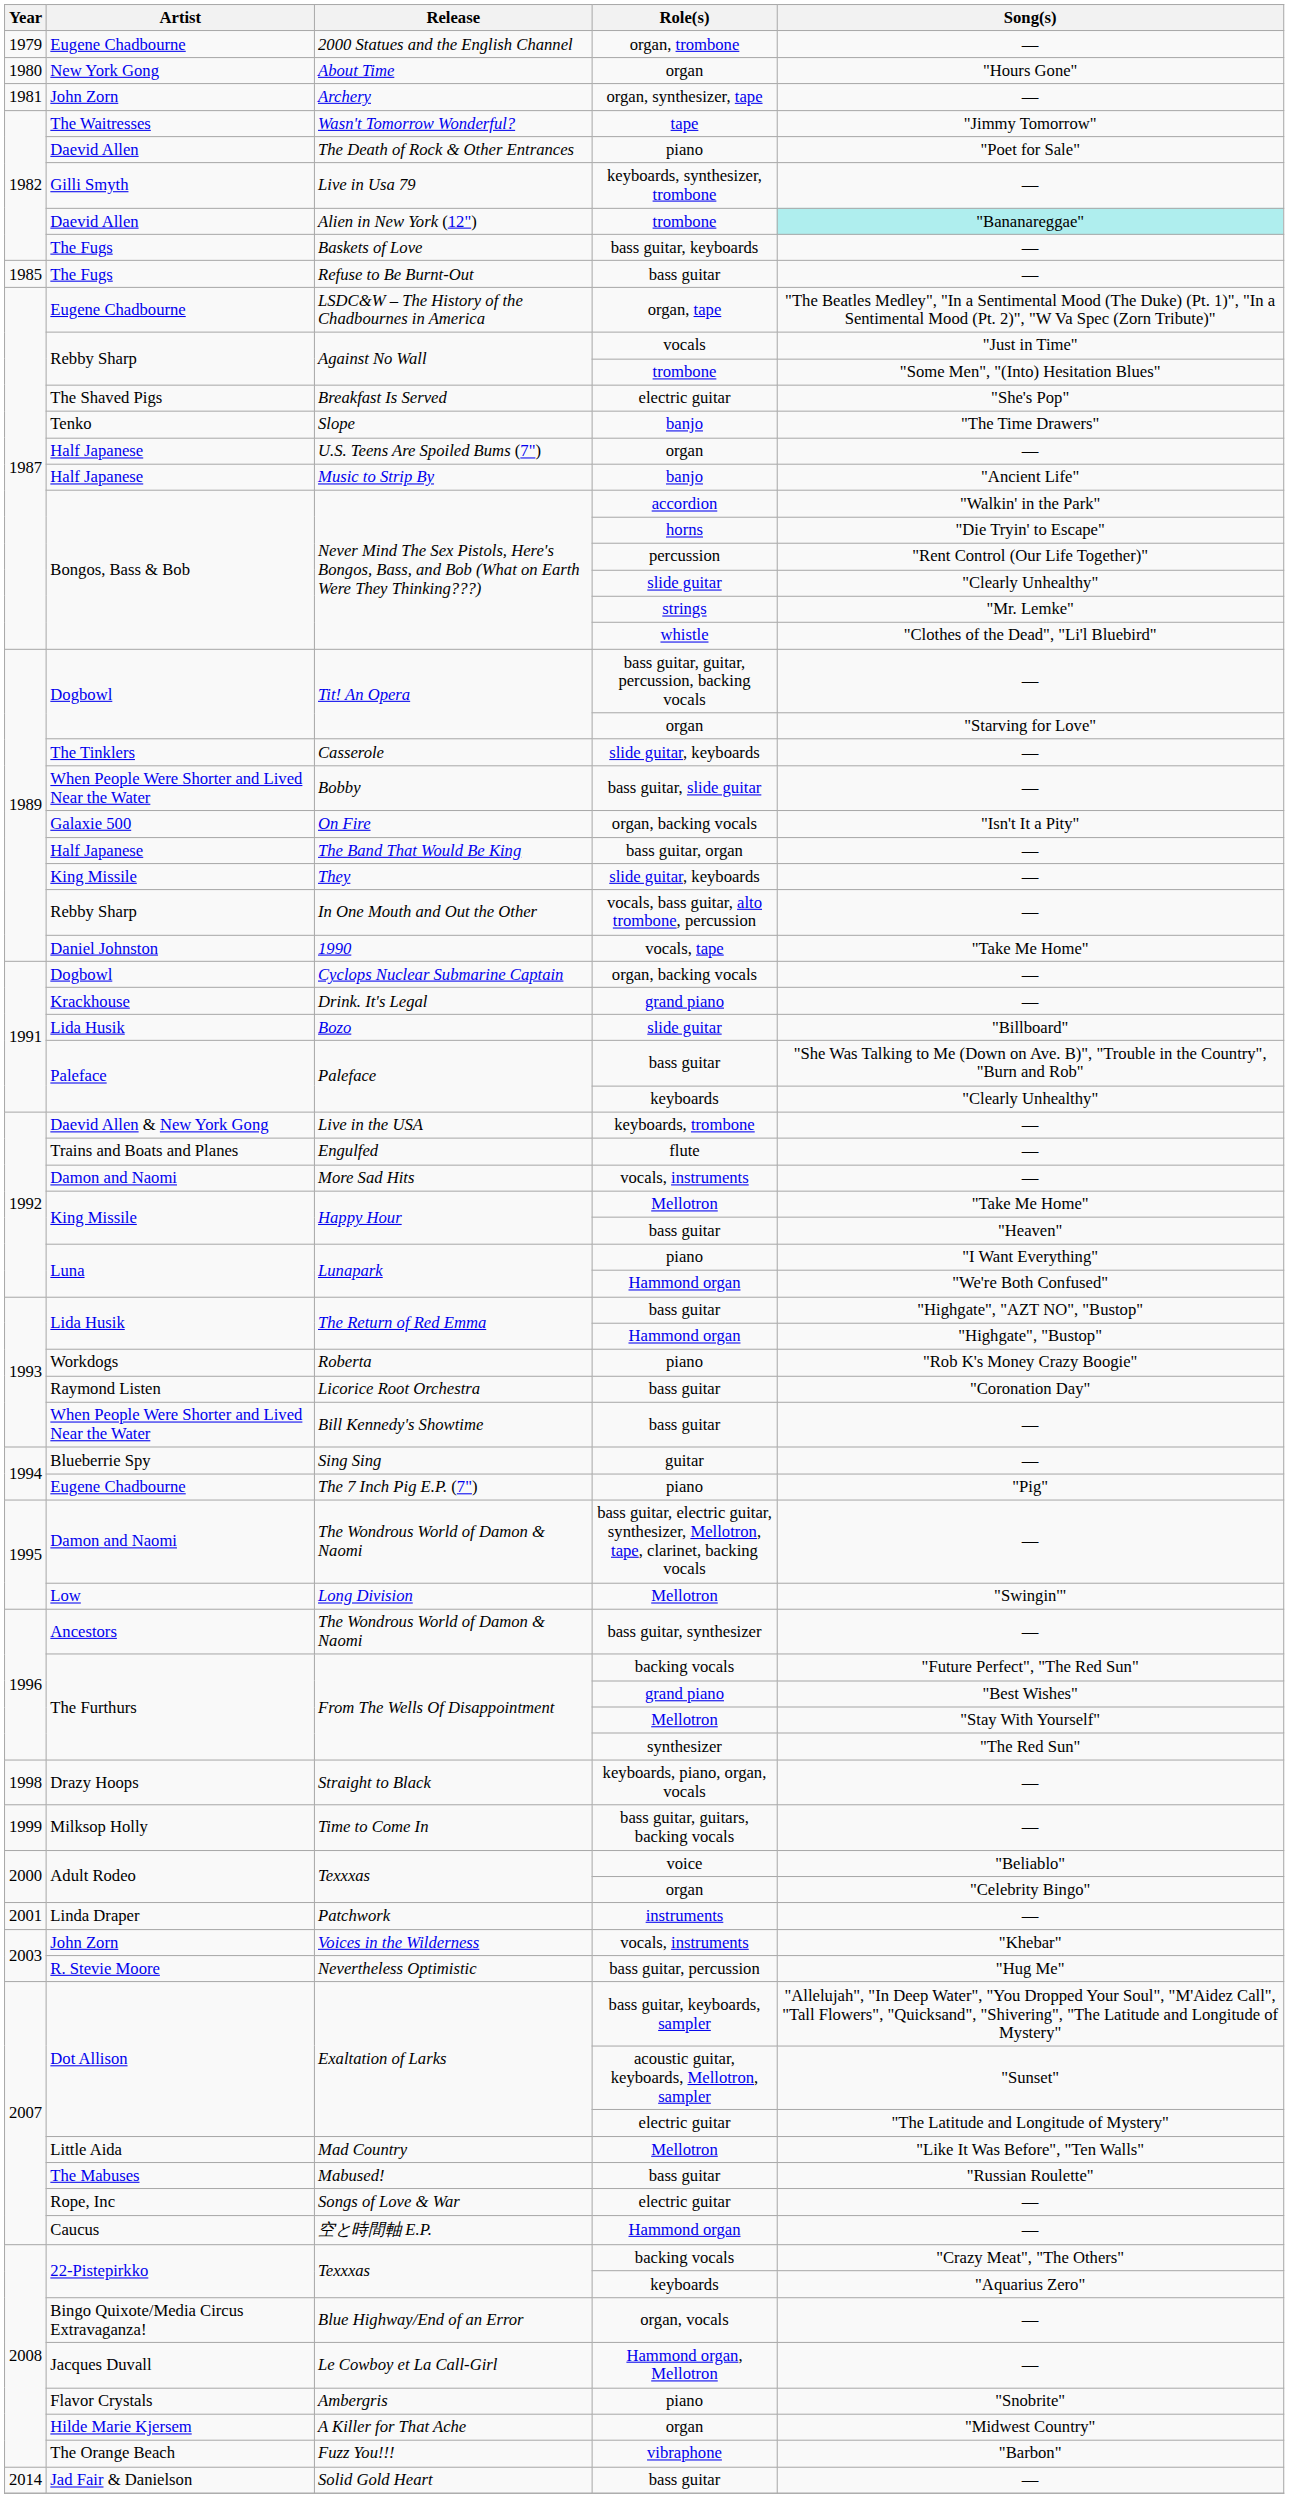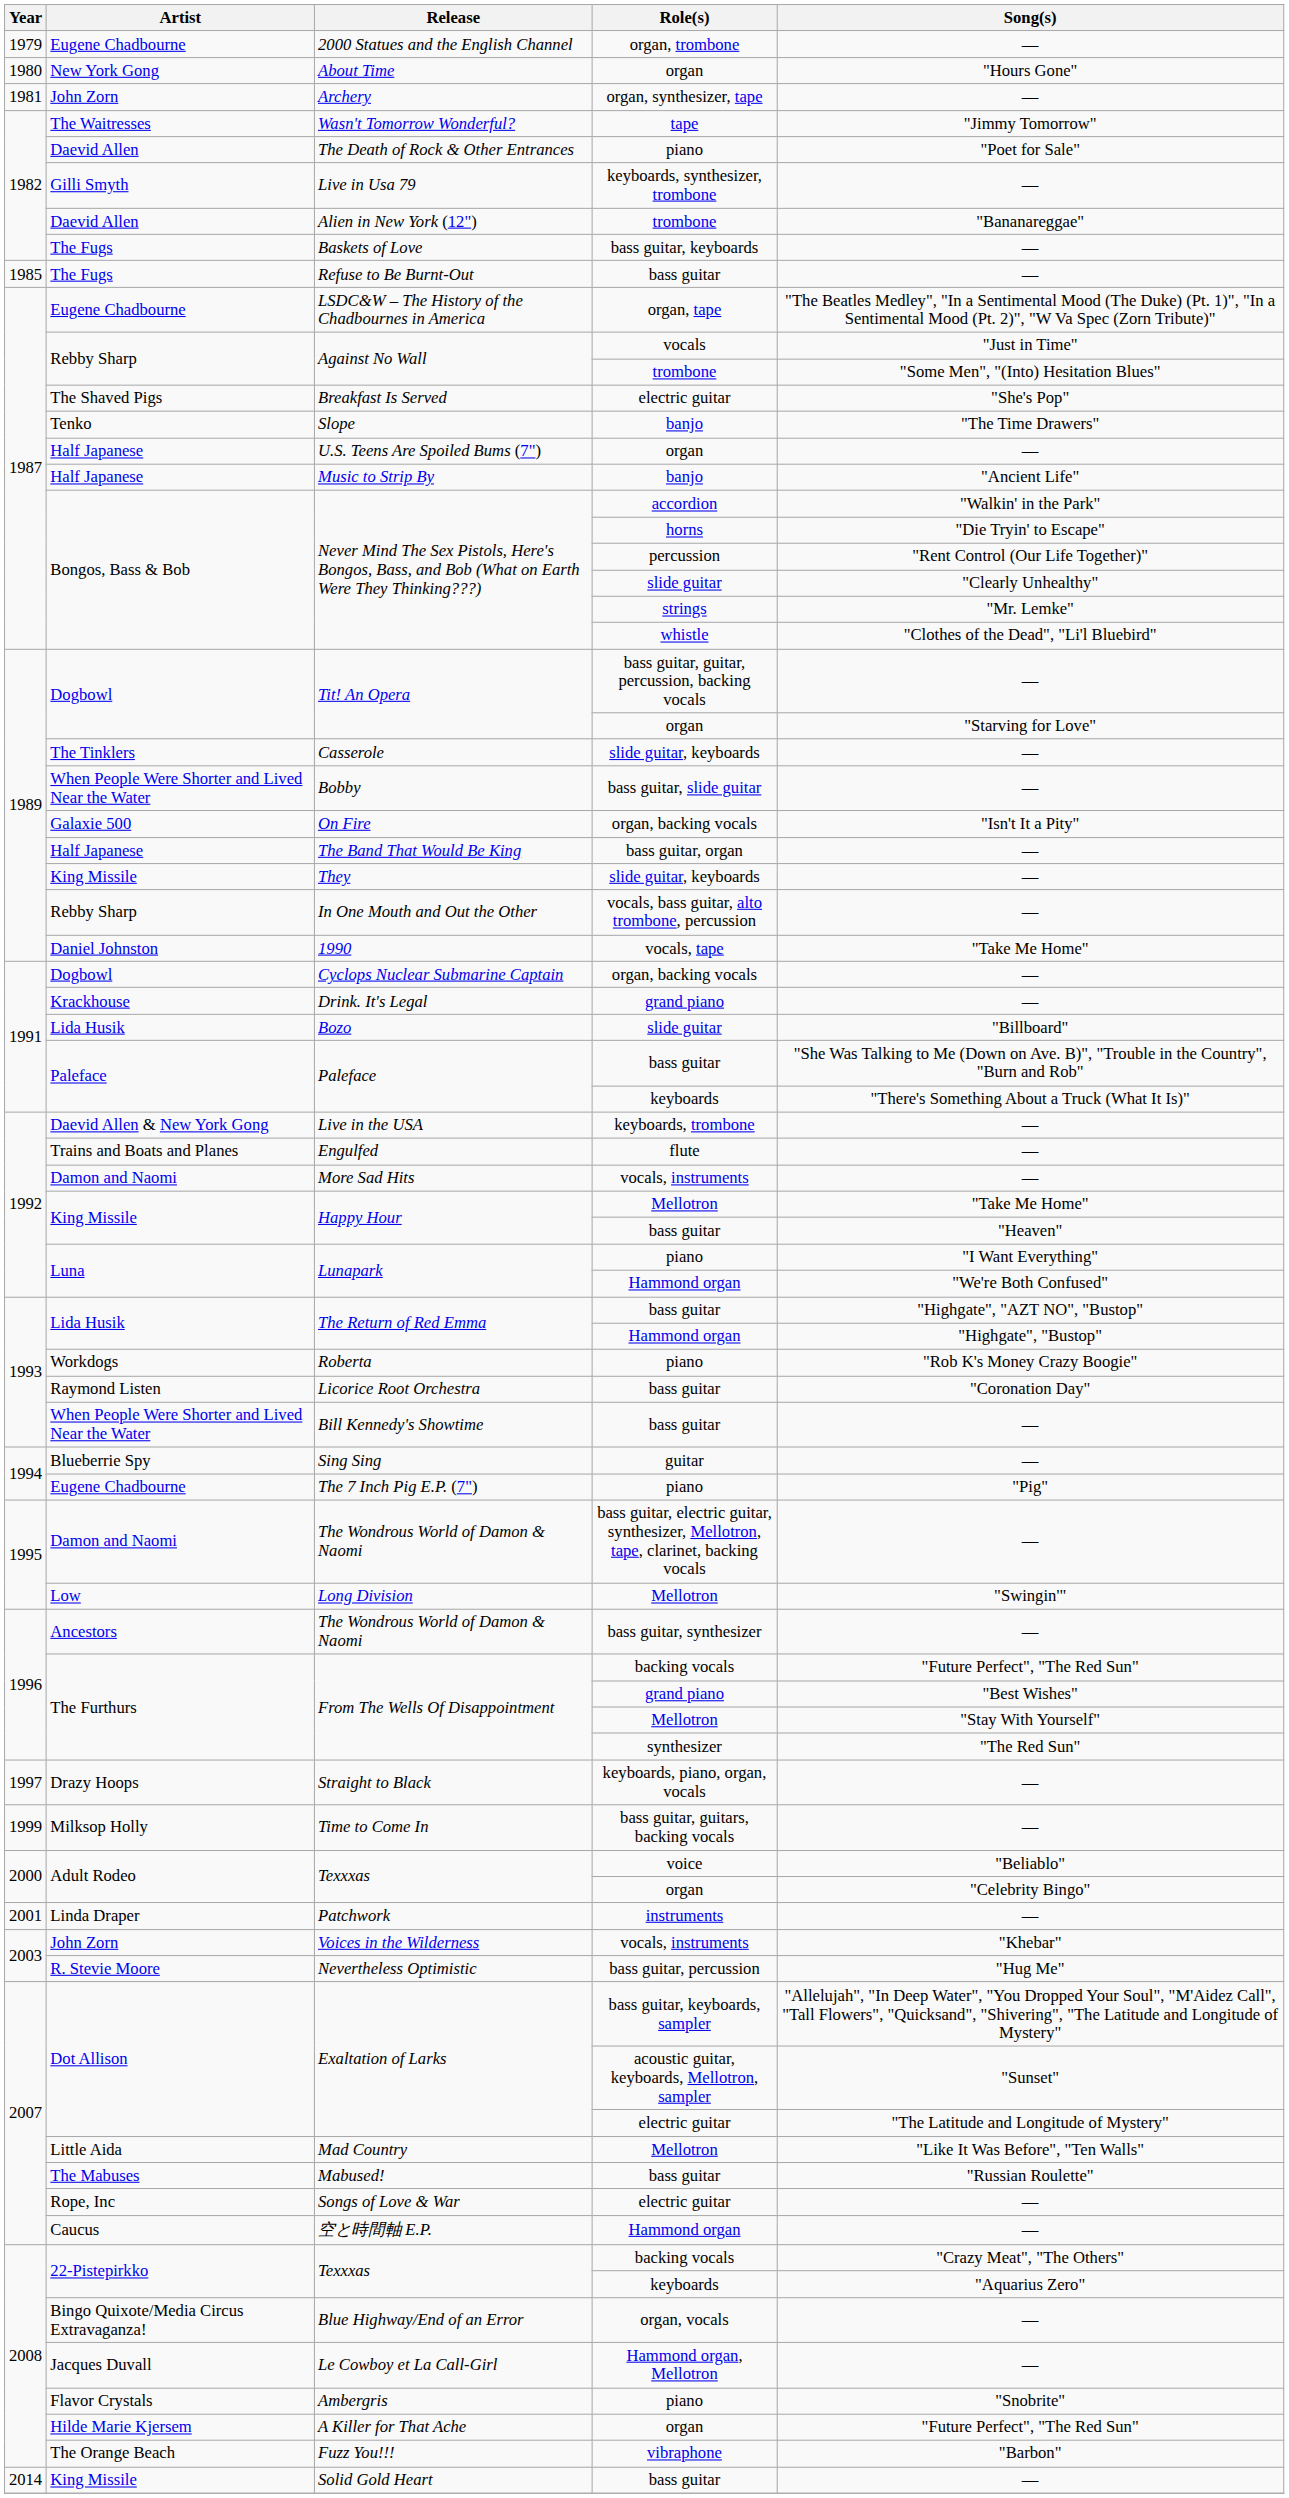(1030, 221) paleturquoise background -> (1030, 221) no background
(1030, 1098) "Clearly Unhealthy" -> (1030, 1098) "There's Something About a Truck (What It Is)"
(26, 1782) 1998 -> (26, 1782) 1997
(1030, 2427) "Midwest Country" -> (1030, 2427) "Future Perfect", "The Red Sun"
(121, 2480) Jad Fair & Danielson -> (94, 2480) King Missile
